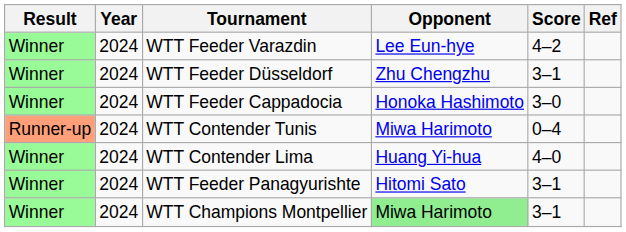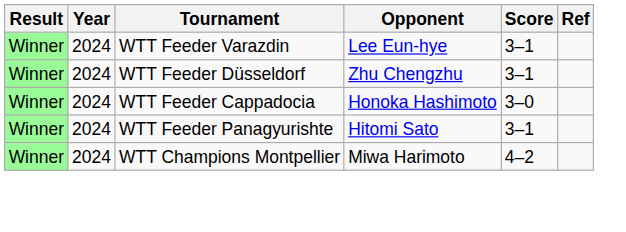(547, 46) 4–2 -> (519, 46) 3–1
- row: (232, 129)
- row: (230, 157)
(434, 212) lightgreen background -> (406, 157) no background
(547, 212) 3–1 -> (519, 157) 4–2
